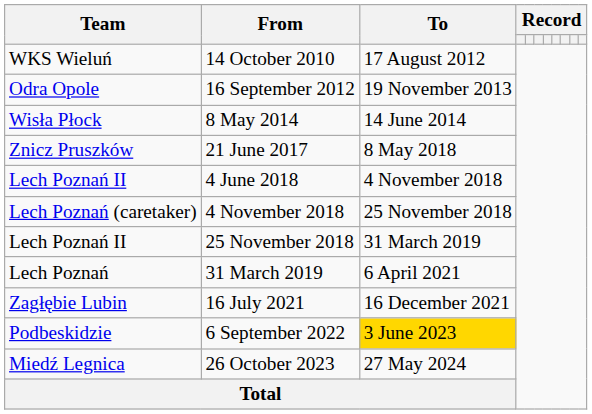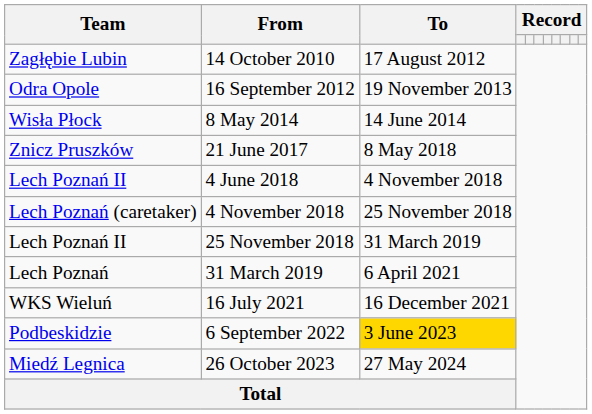(60, 59) WKS Wieluń -> (68, 59) Zagłębie Lubin
(68, 302) Zagłębie Lubin -> (60, 302) WKS Wieluń
